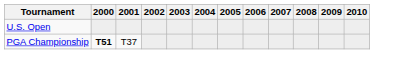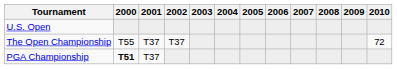+ row: (59, 42)
